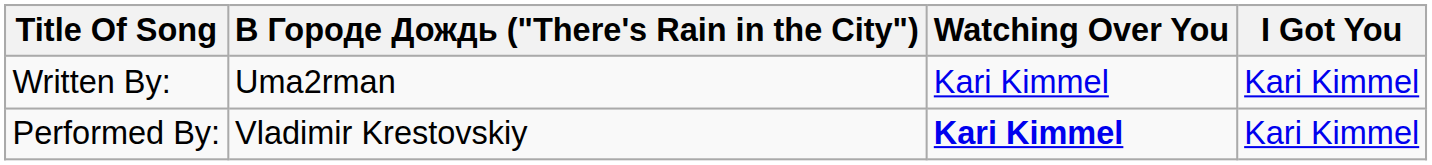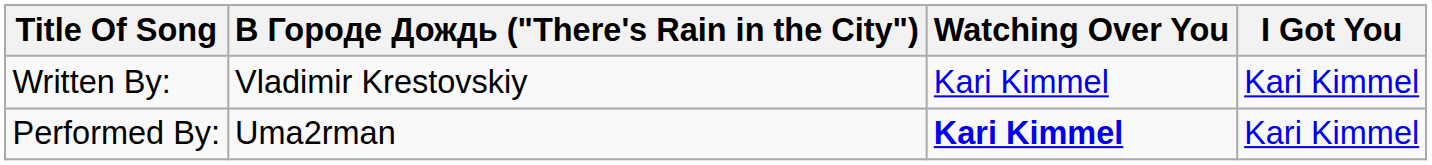(315, 81) Uma2rman -> (381, 81) Vladimir Krestovskiy
(381, 133) Vladimir Krestovskiy -> (315, 133) Uma2rman
